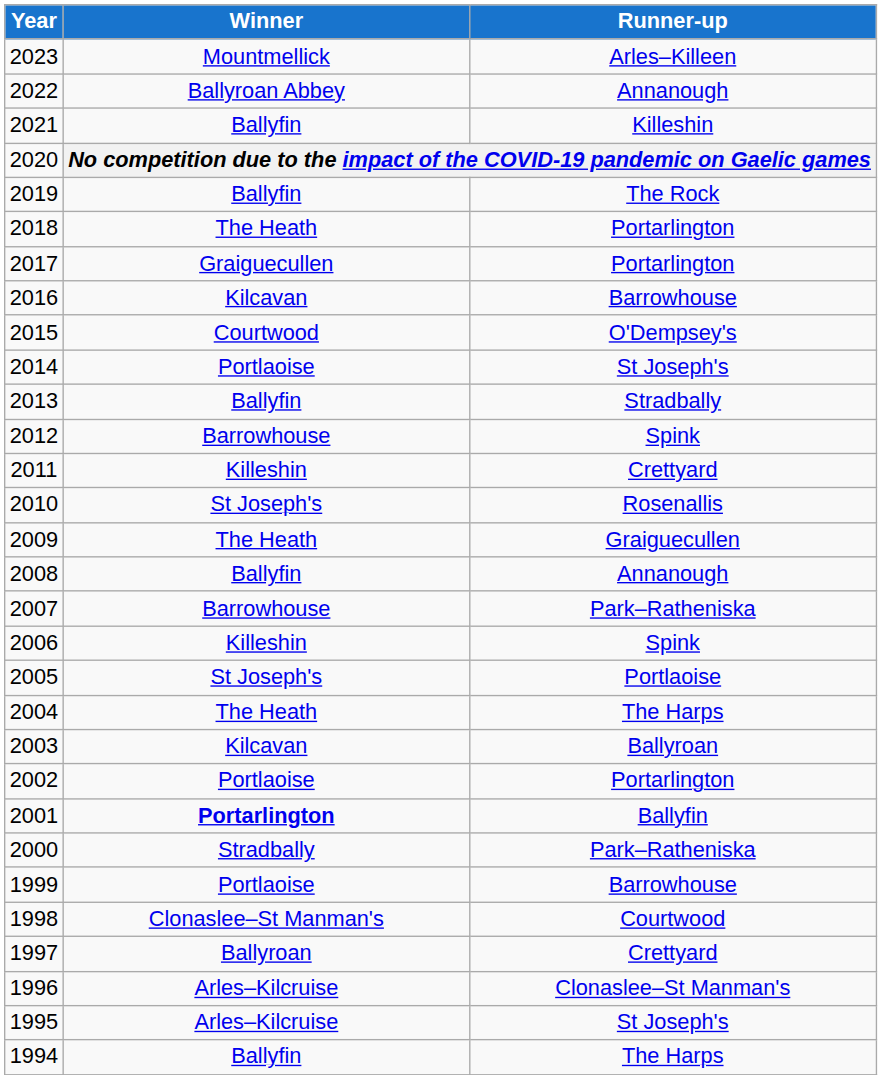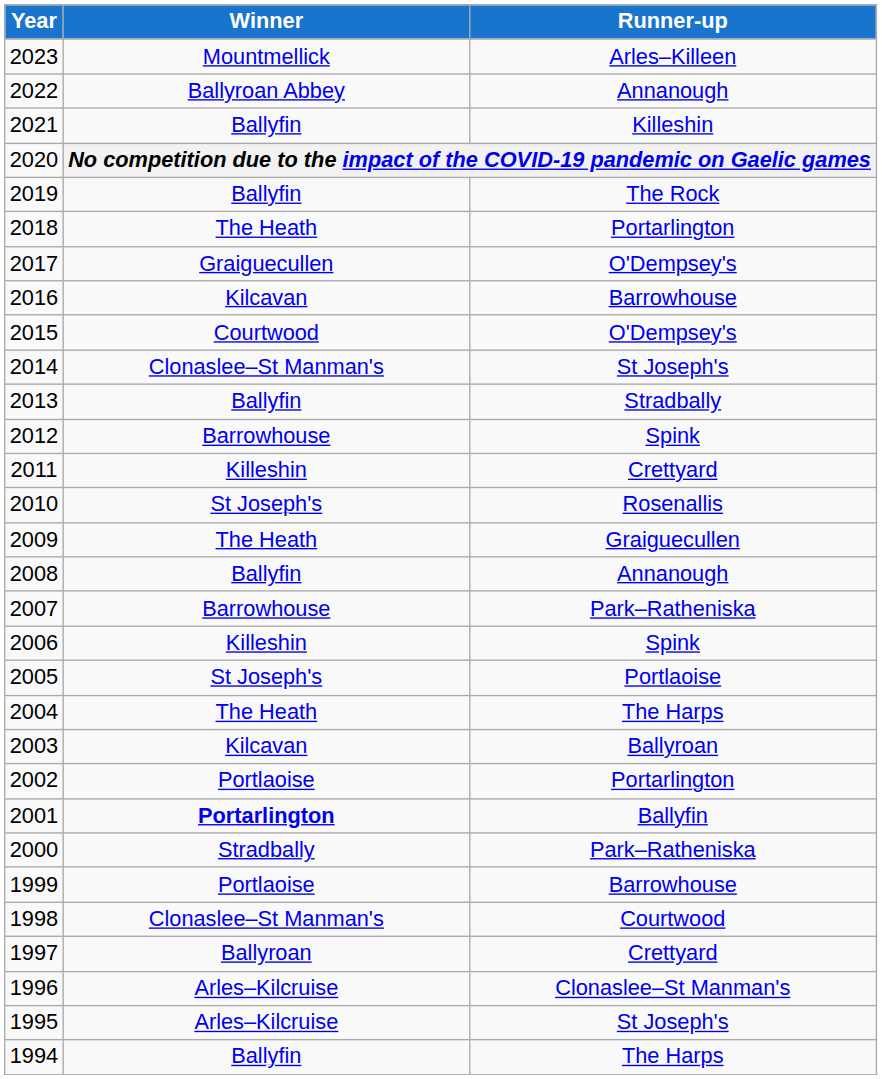(673, 263) Portarlington -> (673, 263) O'Dempsey's
(266, 366) Portlaoise -> (266, 366) Clonaslee–St Manman's
